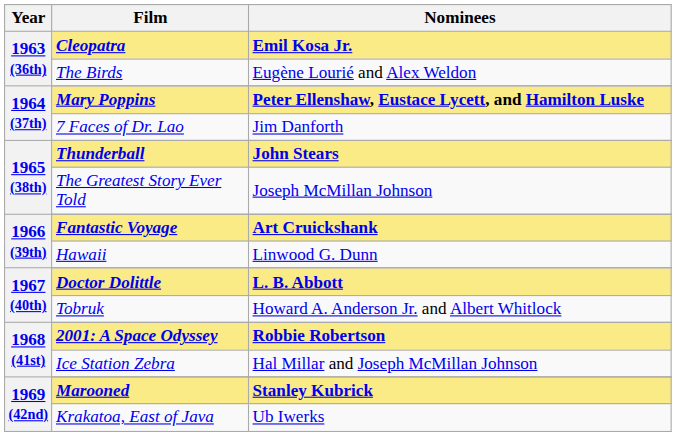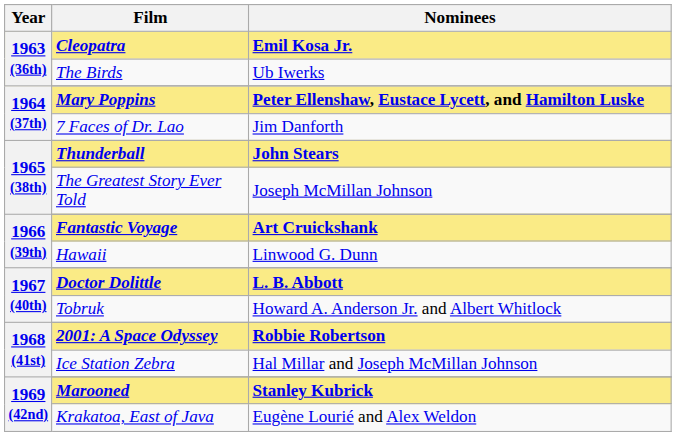(364, 72) Eugène Lourié and Alex Weldon -> (288, 72) Ub Iwerks
(288, 417) Ub Iwerks -> (364, 417) Eugène Lourié and Alex Weldon
